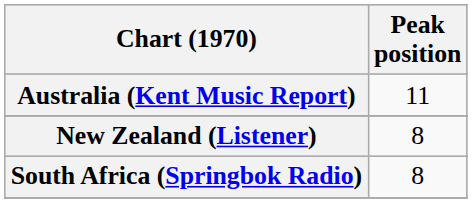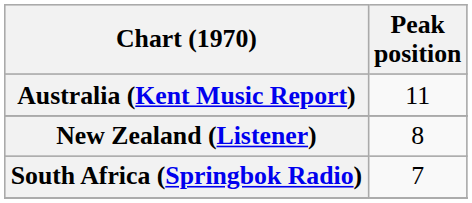(418, 176) 8 -> (418, 176) 7
